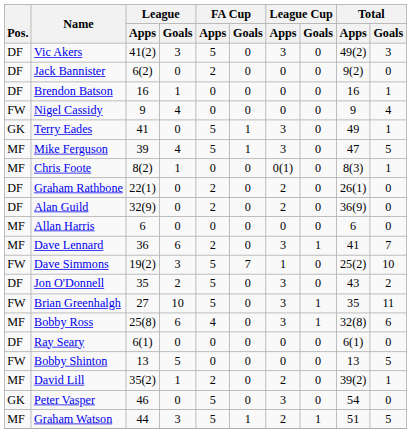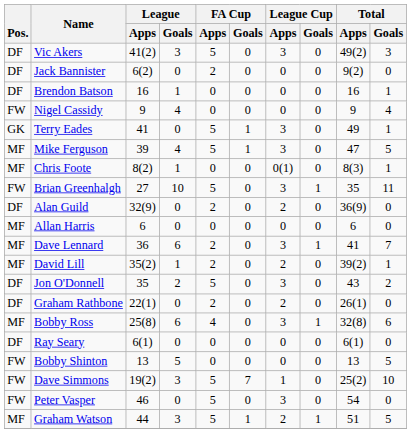rows swapped: (77, 303) <-> (78, 187)
rows swapped: (59, 380) <-> (71, 264)
(16, 399) GK -> (16, 399) FW
